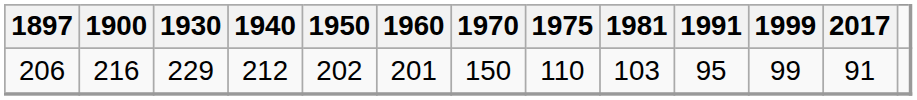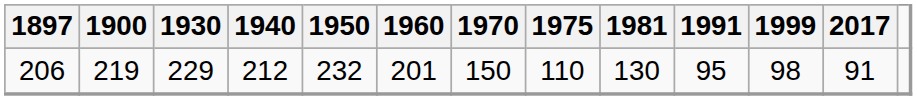(116, 70) 216 -> (116, 70) 219
(339, 70) 202 -> (339, 70) 232
(637, 70) 103 -> (637, 70) 130
(785, 70) 99 -> (785, 70) 98
